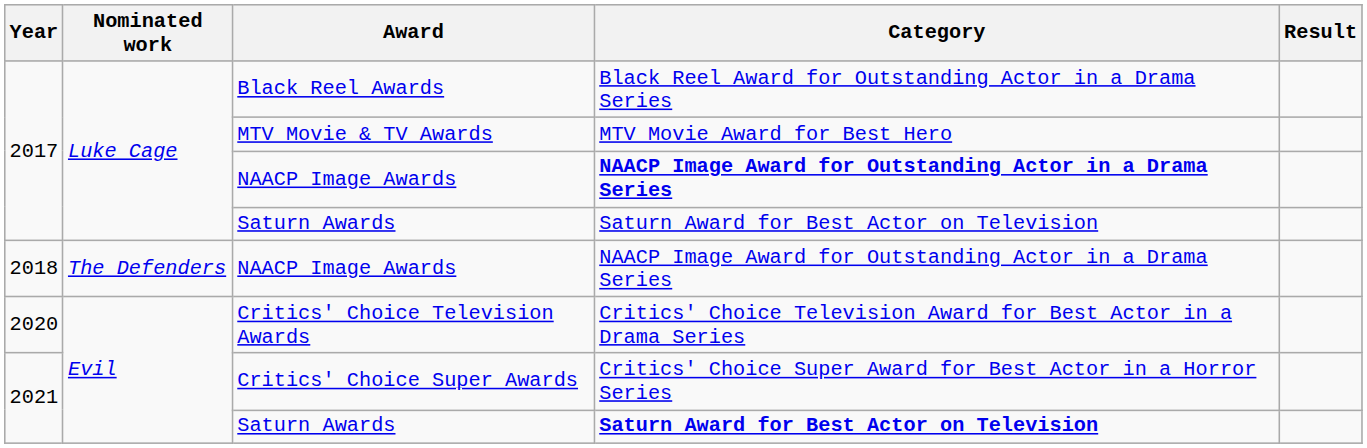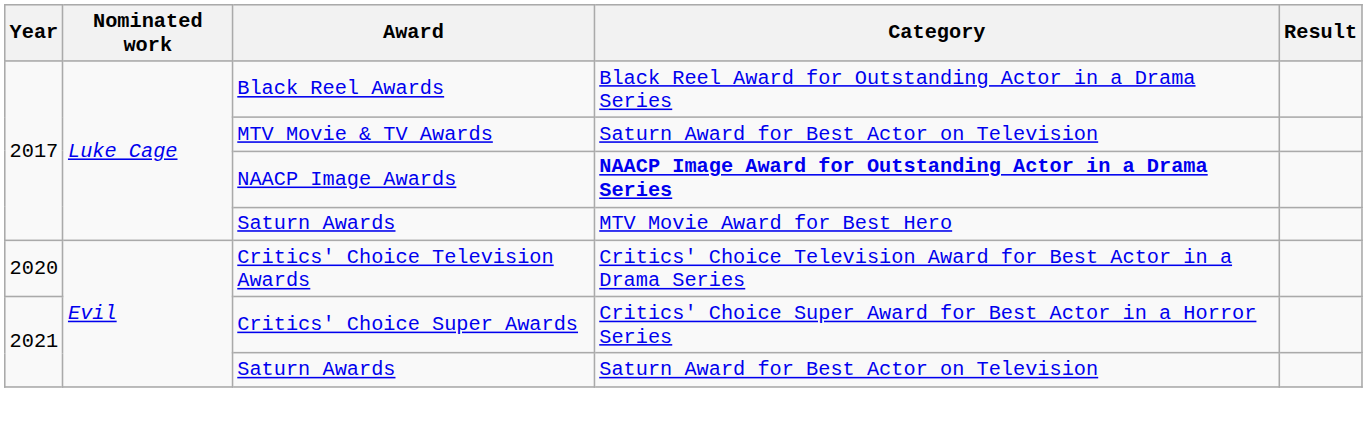(776, 134) MTV Movie Award for Best Hero -> (849, 134) Saturn Award for Best Actor on Television
(849, 224) Saturn Award for Best Actor on Television -> (776, 224) MTV Movie Award for Best Hero
- row: (34, 268)
(849, 426) bold -> (849, 370) normal
